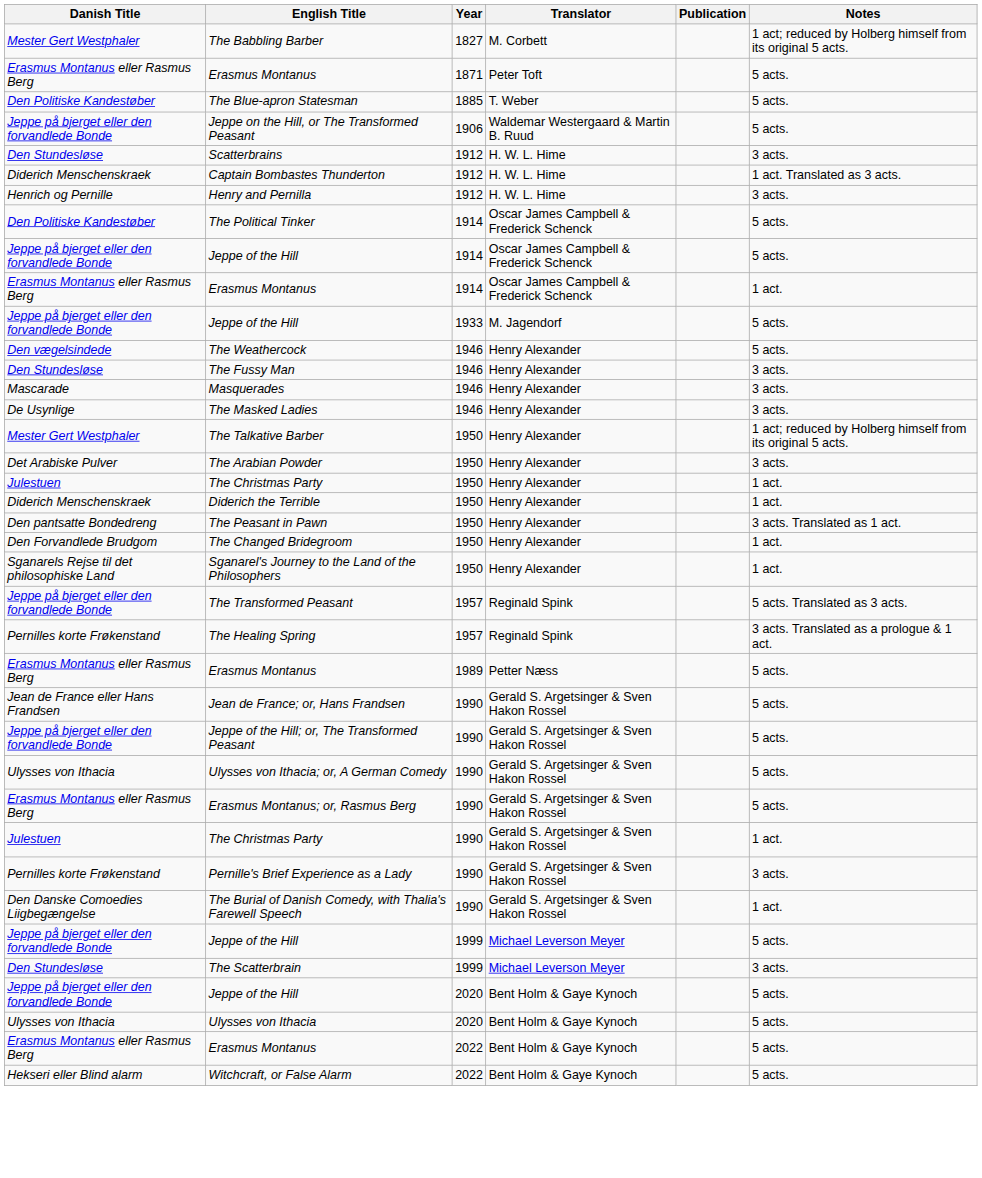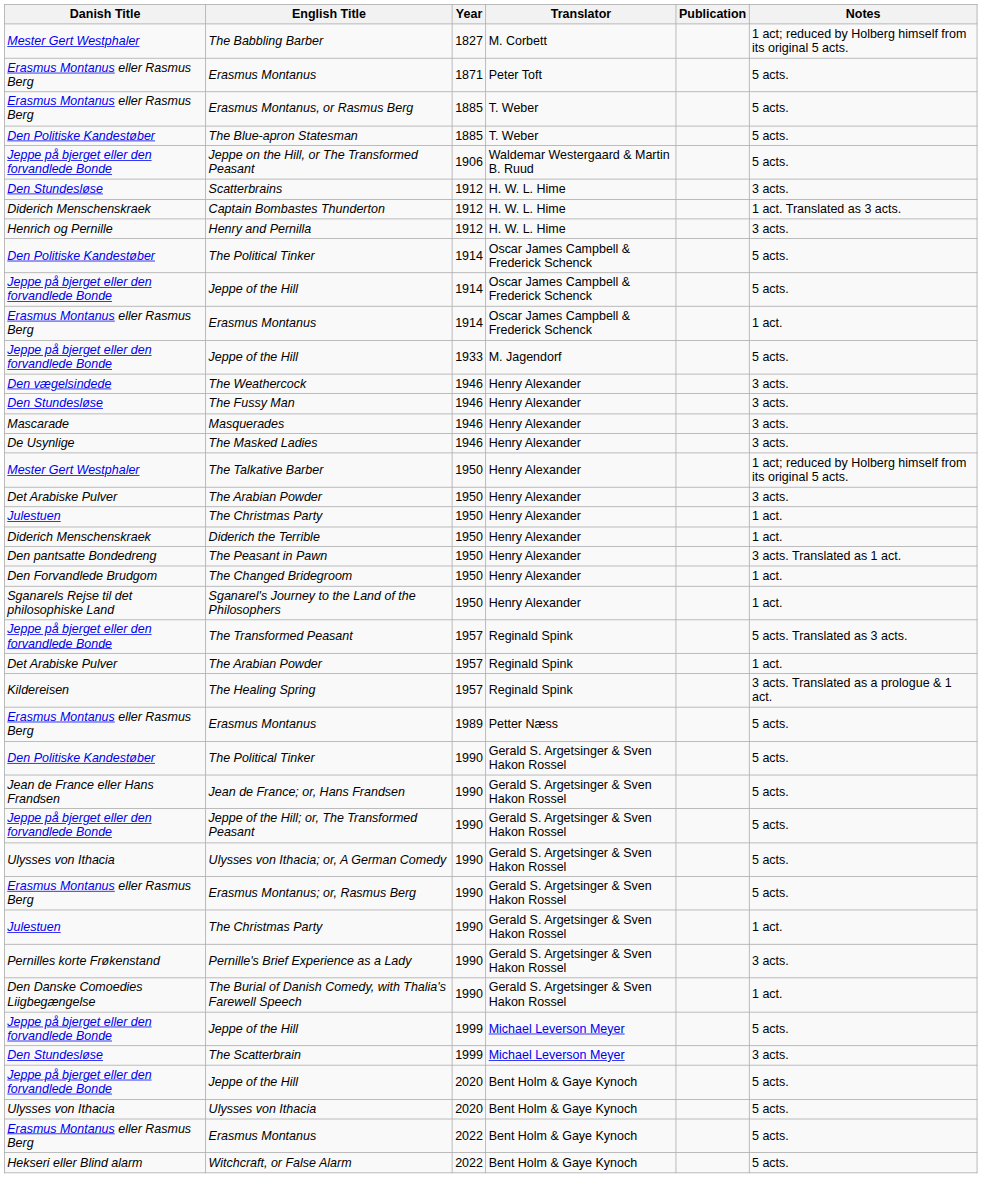+ row: (311, 108)
(770, 350) 5 acts. -> (770, 384) 3 acts.
+ row: (265, 663)
(84, 636) Pernilles korte Frøkenstand -> (38, 690) Kildereisen
+ row: (262, 758)
